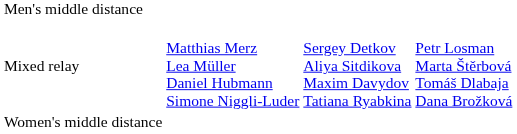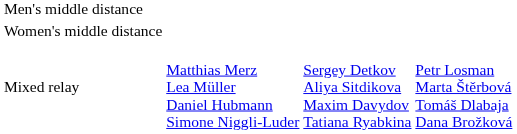rows swapped: (83, 122) <-> (42, 65)
